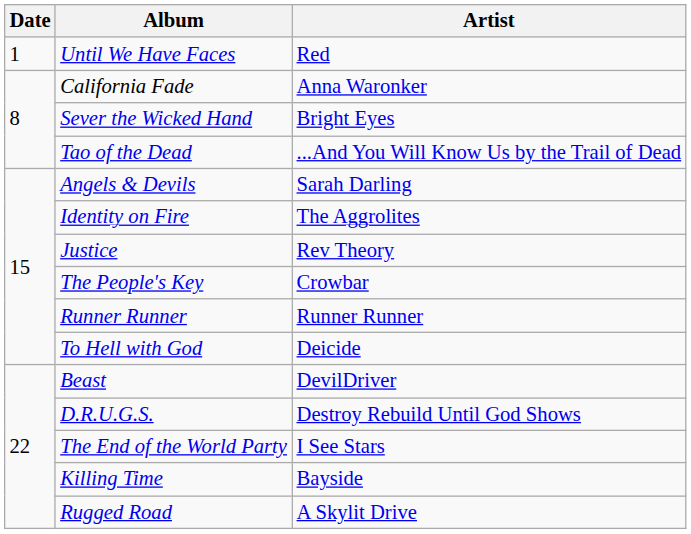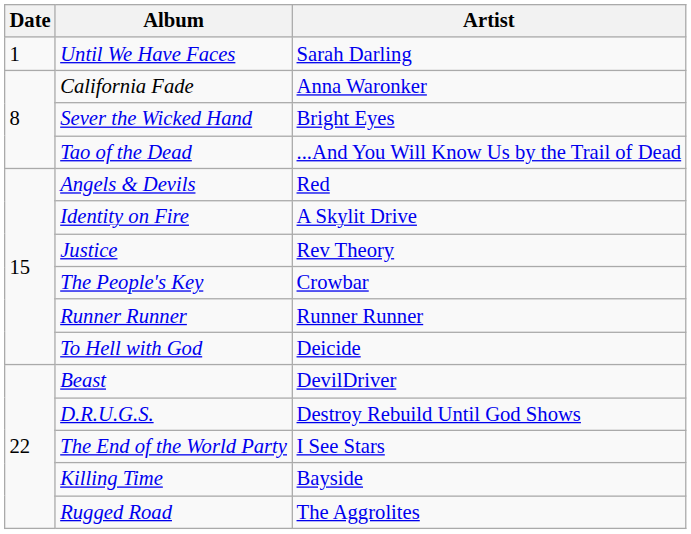(313, 53) Red -> (354, 53) Sarah Darling
(354, 184) Sarah Darling -> (313, 184) Red
(358, 217) The Aggrolites -> (357, 217) A Skylit Drive
(357, 511) A Skylit Drive -> (358, 511) The Aggrolites
